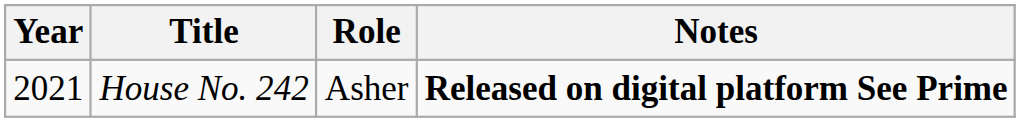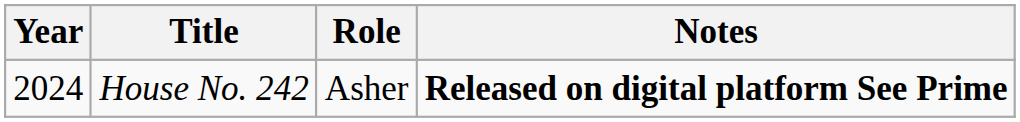(48, 87) 2021 -> (48, 87) 2024
